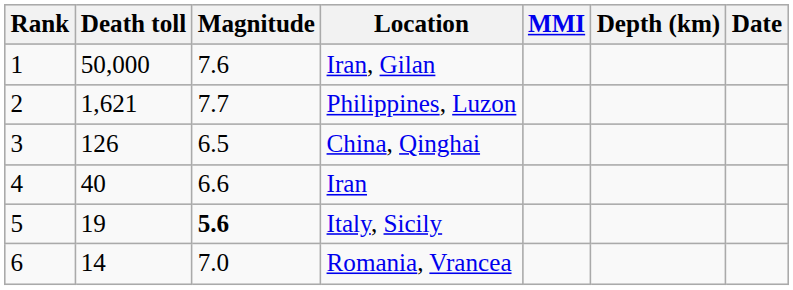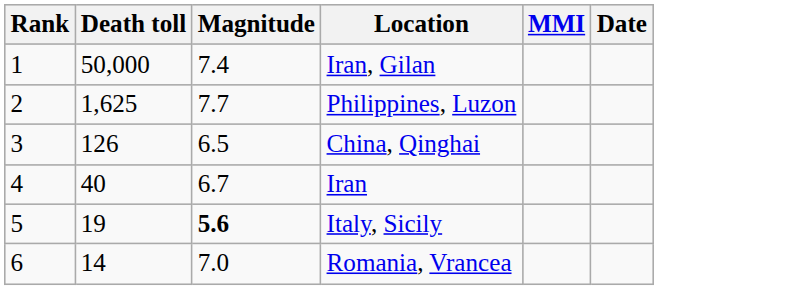- column: (658, 24)
(213, 64) 7.6 -> (213, 64) 7.4
(109, 104) 1,621 -> (109, 104) 1,625
(213, 183) 6.6 -> (213, 183) 6.7
